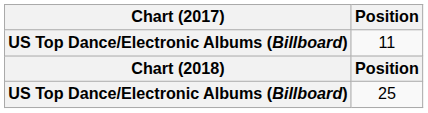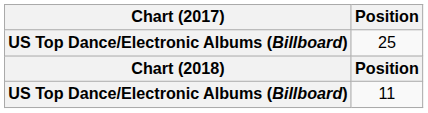rows swapped: (387, 94) <-> (387, 42)
